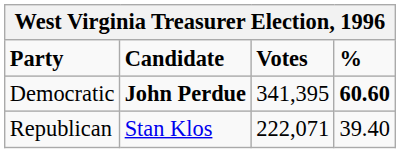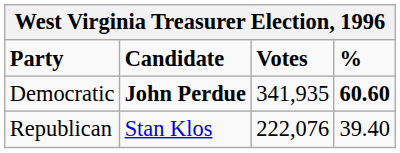(293, 93) 341,395 -> (293, 93) 341,935
(293, 128) 222,071 -> (293, 128) 222,076
